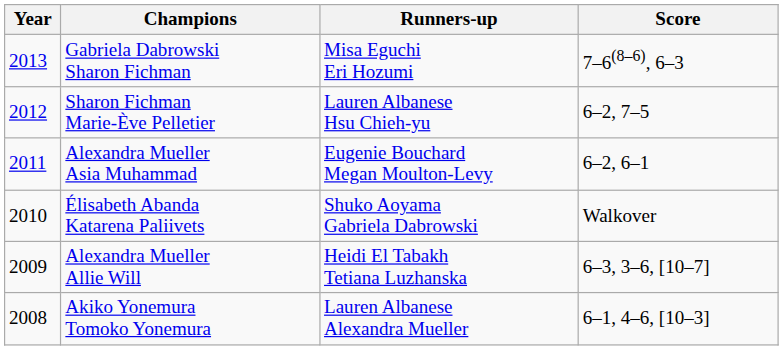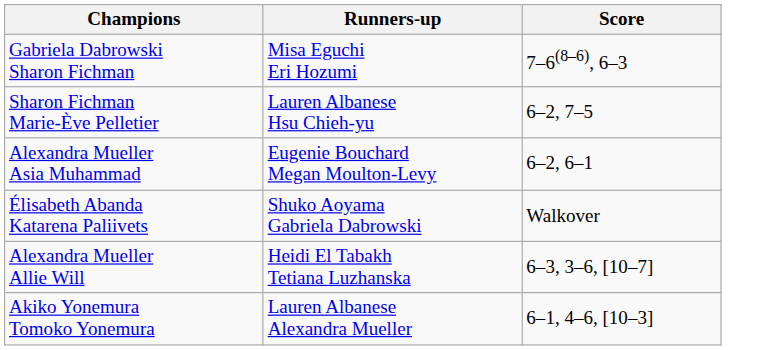- column: (33, 19)
